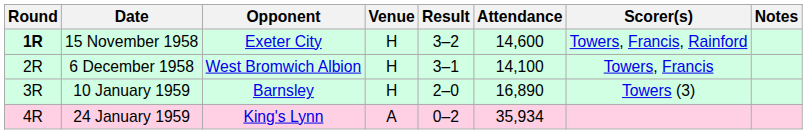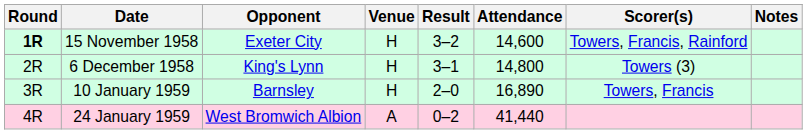(283, 66) West Bromwich Albion -> (283, 66) King's Lynn
(520, 66) 14,100 -> (520, 66) 14,800
(659, 66) Towers, Francis -> (659, 66) Towers (3)
(659, 91) Towers (3) -> (659, 91) Towers, Francis
(283, 116) King's Lynn -> (283, 116) West Bromwich Albion
(520, 116) 35,934 -> (520, 116) 41,440
